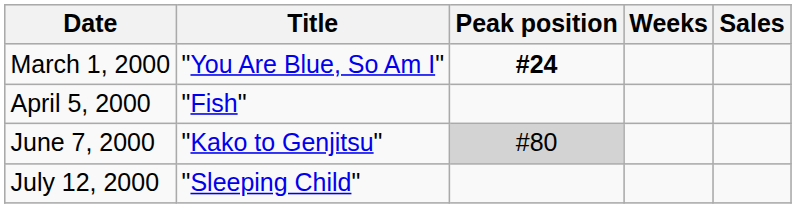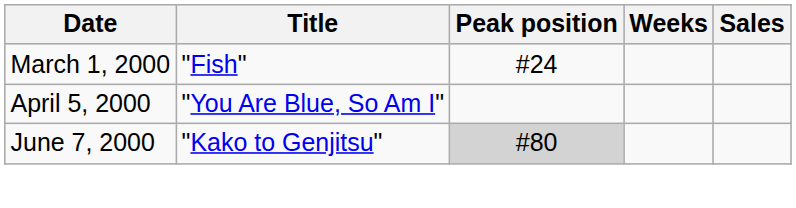(313, 63) "You Are Blue, So Am I" -> (214, 63) "Fish"
(537, 63) bold -> (537, 63) normal
(214, 103) "Fish" -> (313, 103) "You Are Blue, So Am I"
- row: (85, 182)
